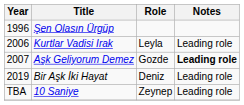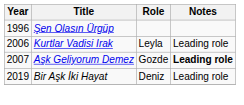- row: (56, 92)
